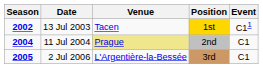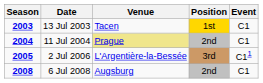(23, 27) 2002 -> (23, 26) 2003
(244, 27) C11 -> (244, 26) C1
(244, 57) C1 -> (244, 56) C11
+ row: (69, 71)
